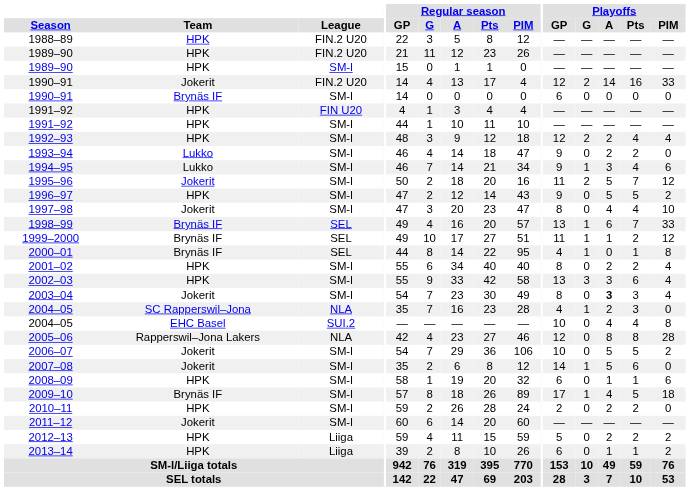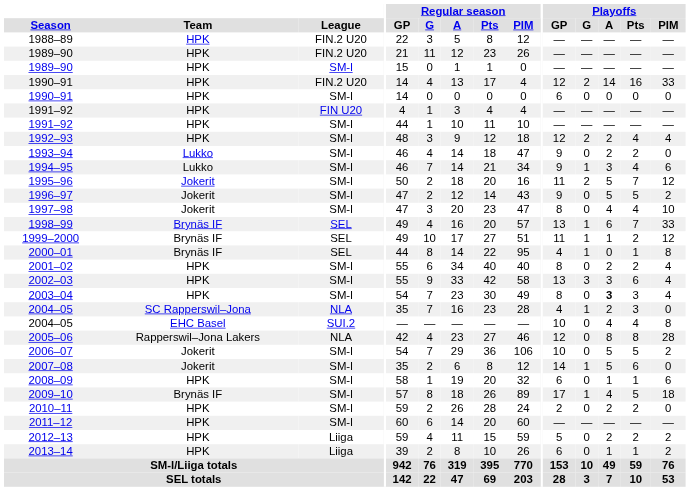(198, 82) Jokerit -> (198, 82) HPK
(198, 96) Brynäs IF -> (198, 96) HPK
(198, 195) HPK -> (198, 195) Jokerit
(198, 295) Jokerit -> (198, 295) HPK
(198, 423) Jokerit -> (198, 423) HPK
